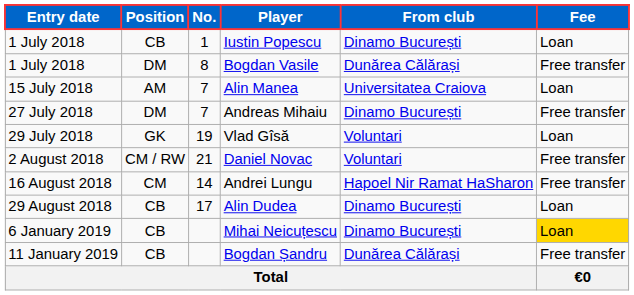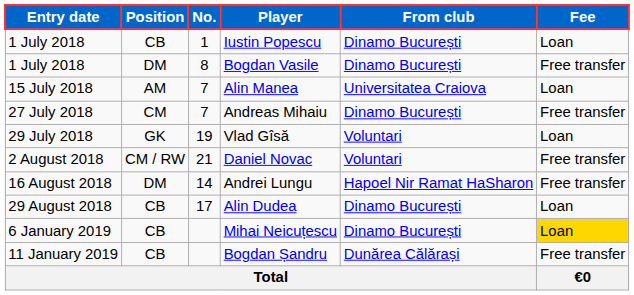(402, 65) Dunărea Călărași -> (403, 65) Dinamo București
(155, 112) DM -> (155, 112) CM
(155, 183) CM -> (155, 183) DM
